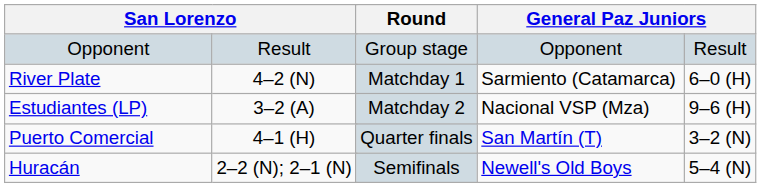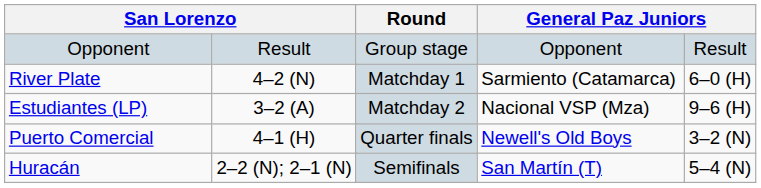(542, 138) San Martín (T) -> (556, 138) Newell's Old Boys
(556, 167) Newell's Old Boys -> (542, 167) San Martín (T)
